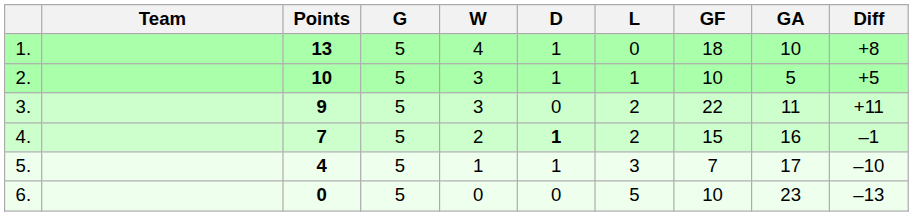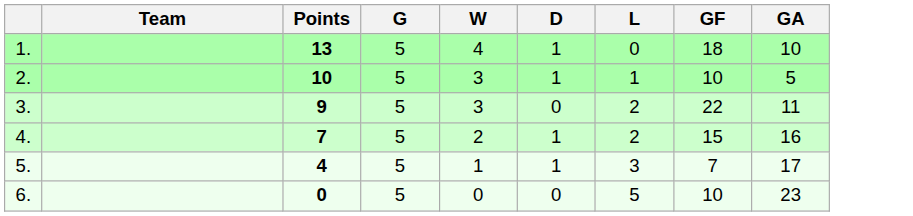- column: (869, 19)
(556, 136) bold -> (556, 136) normal
